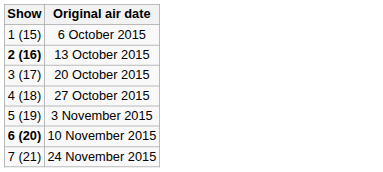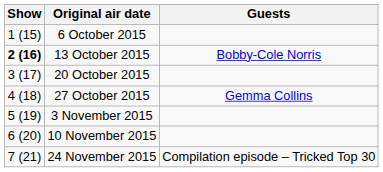+ column: (269, 14)
(24, 136) bold -> (24, 136) normal
